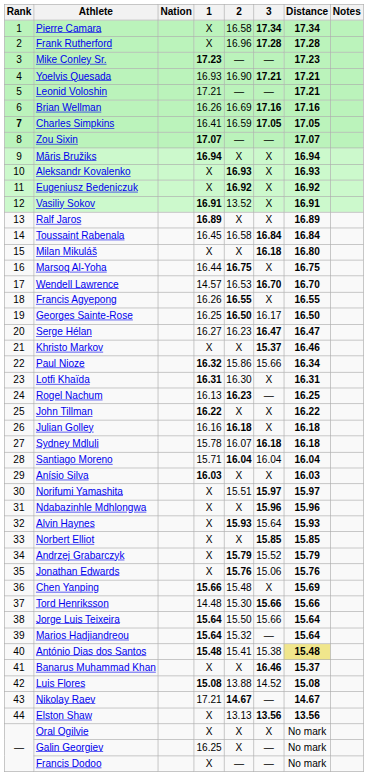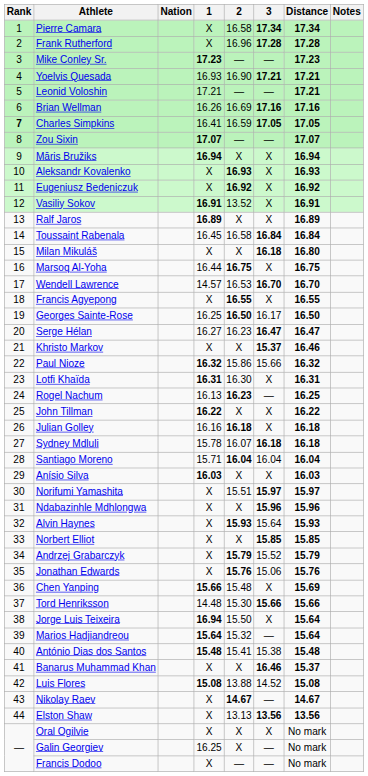(209, 300) 16.26 -> (209, 300) X
(307, 364) 16.34 -> (307, 364) 16.32
(209, 619) 15.64 -> (209, 619) 16.94
(269, 619) 15.66 -> (269, 619) X
(307, 651) khaki background -> (307, 651) no background
(209, 699) 17.21 -> (209, 699) X
